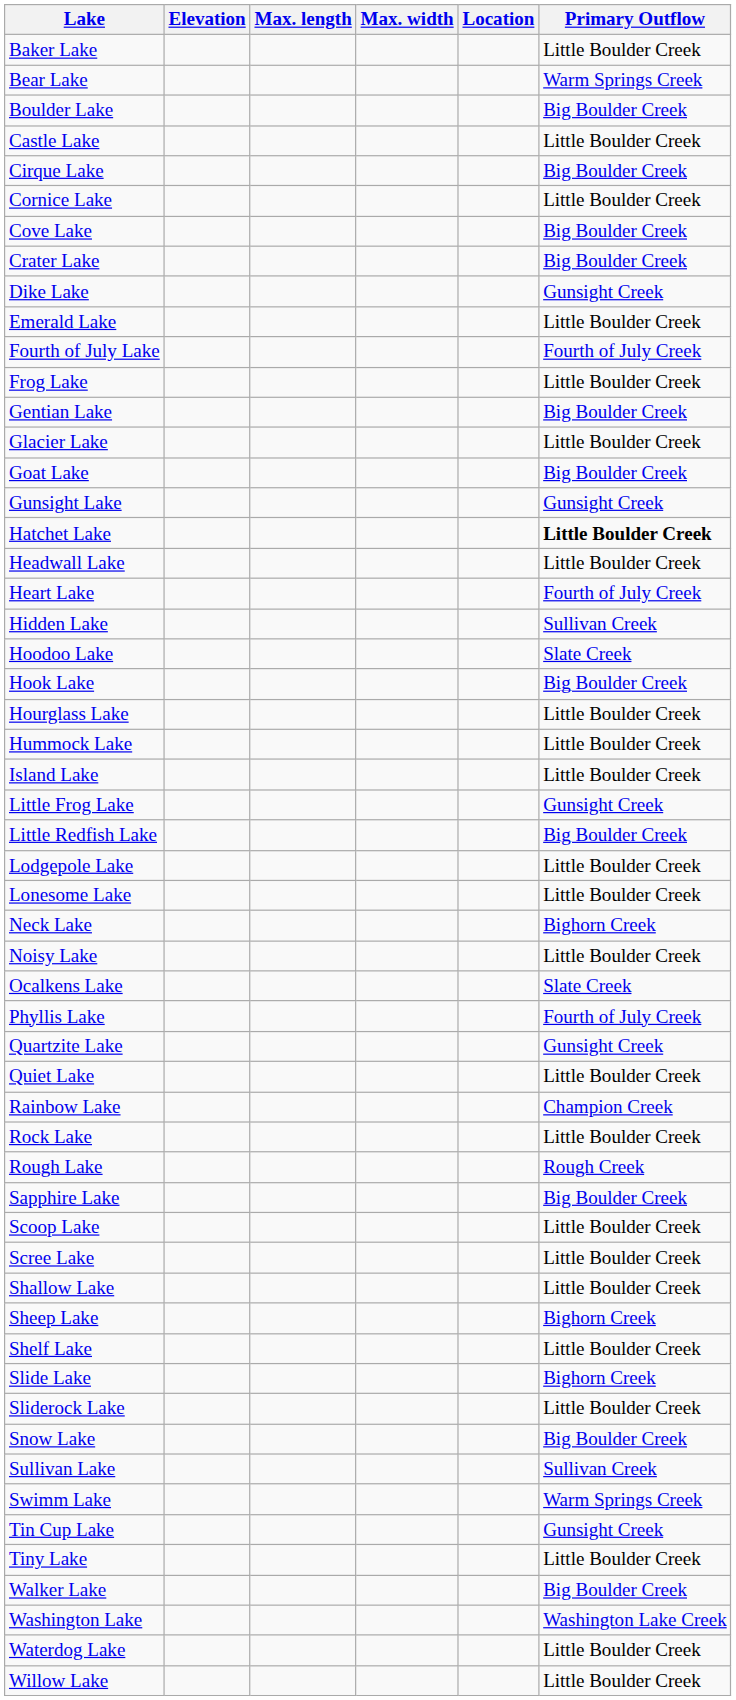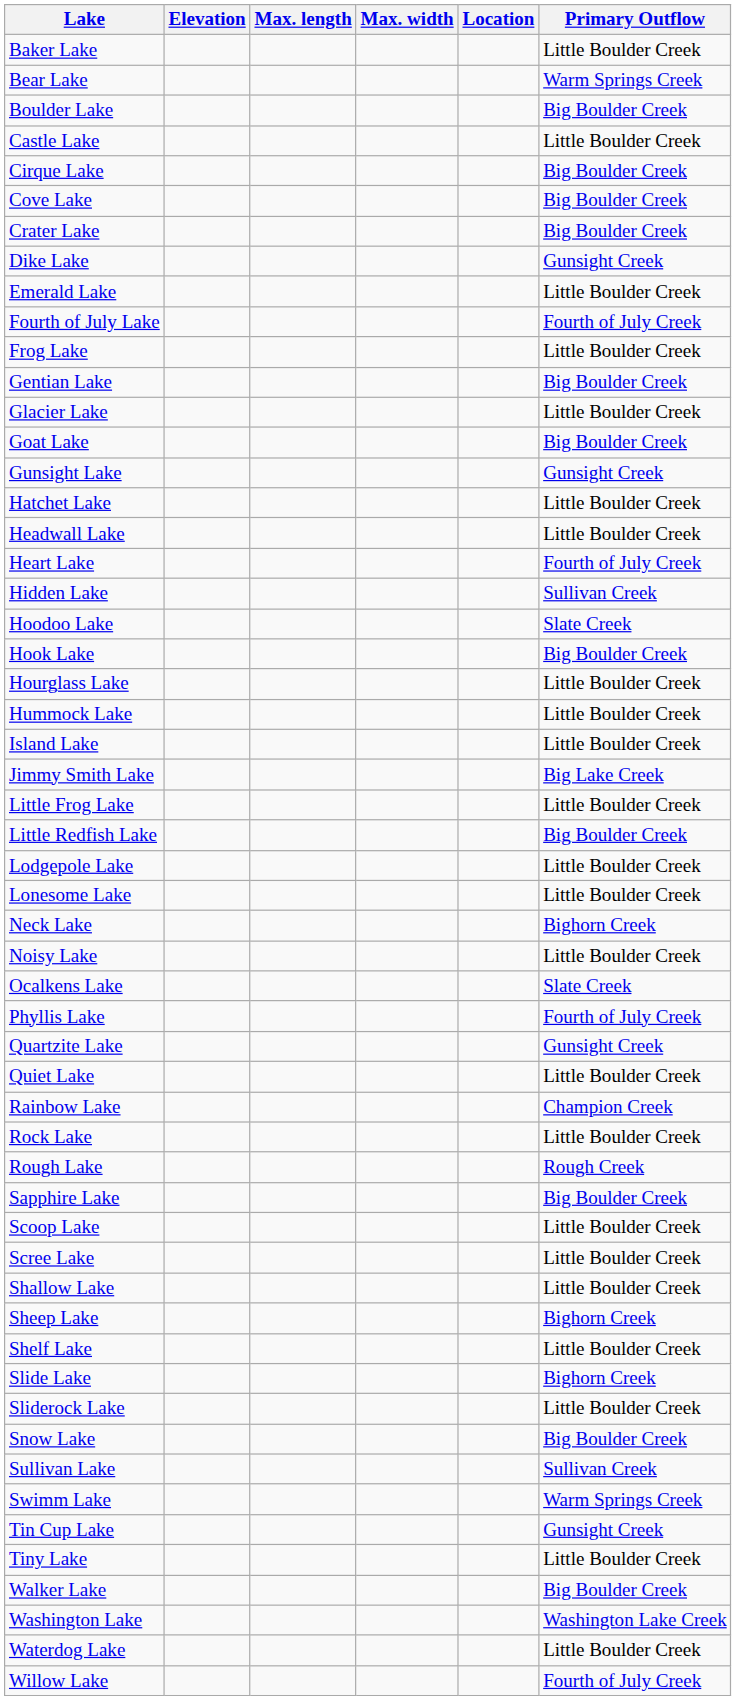- row: (61, 200)
(627, 532) bold -> (622, 502) normal
+ row: (81, 774)
(603, 804) Gunsight Creek -> (622, 804) Little Boulder Creek
(622, 1680) Little Boulder Creek -> (622, 1680) Fourth of July Creek
